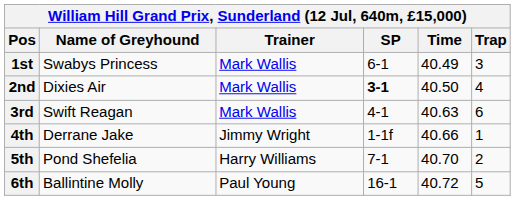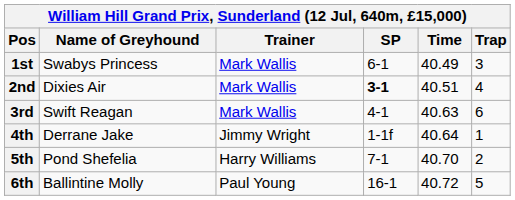(440, 87) 40.50 -> (440, 87) 40.51
(440, 135) 40.66 -> (440, 135) 40.64
